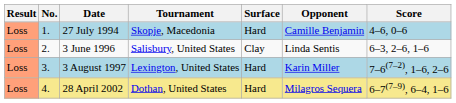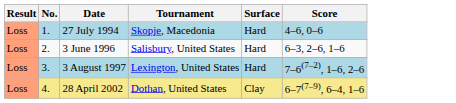- column: (325, 12)
(254, 48) Clay -> (255, 48) Hard
(255, 87) Hard -> (254, 87) Clay
